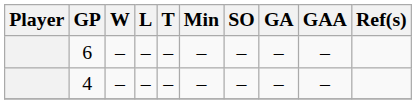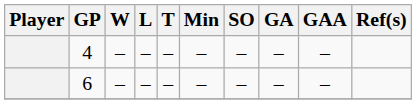rows swapped: (87, 83) <-> (87, 51)
